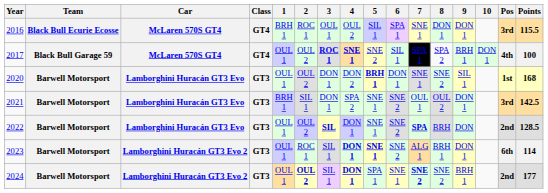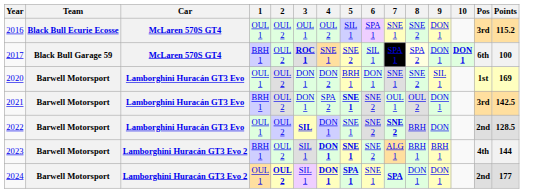- column: (261, 11)
(284, 30) BRH 1 -> (260, 30) OUL 1
(306, 30) ROC 1 -> (282, 30) OUL 2
(442, 30) DON 1 -> (417, 30) SNE 2
(530, 30) 115.5 -> (505, 30) 115.2
(284, 54) OUL 1 -> (260, 54) BRH 1
(352, 54) bold -> (328, 54) normal
(442, 54) no background -> (417, 54) lightyellow background
(464, 54) BRH 1 -> (440, 54) DON 1
(487, 54) normal -> (463, 54) bold
(507, 54) 4th -> (483, 54) 6th
(375, 78) bold -> (351, 78) normal
(530, 78) 168 -> (505, 78) 169
(306, 102) SIL 1 -> (282, 102) OUL 2
(375, 102) normal -> (351, 102) bold
(420, 127) SPA -> (395, 127) SNE 2
(284, 151) OUL 1 -> (260, 151) BRH 1
(306, 151) ROC 1 -> (282, 151) OUL 2
(464, 151) DON 1 -> (440, 151) BRH 1
(507, 151) 6th -> (483, 151) 4th
(530, 151) 114 -> (505, 151) 144
(375, 175) normal -> (351, 175) bold
(420, 175) SNE 2 -> (395, 175) SPA
(442, 175) SNE 2 -> (417, 175) DON 1
(464, 175) BRH 1 -> (440, 175) DON 1
